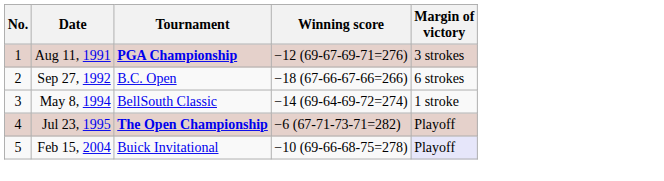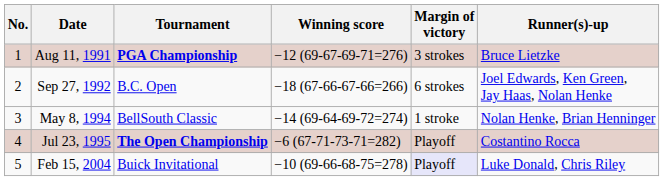+ column: (568, 24)
